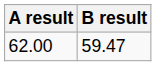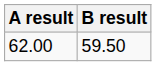(104, 46) 59.47 -> (104, 46) 59.50
